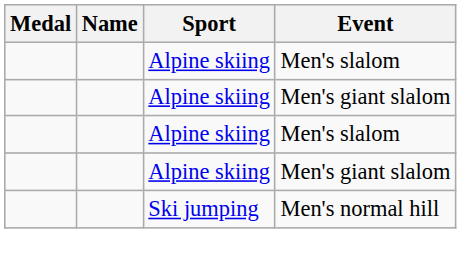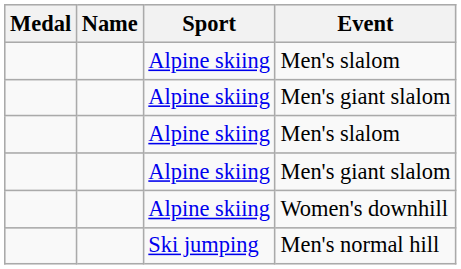+ row: (209, 208)
